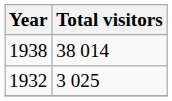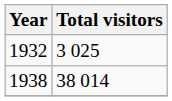rows swapped: (28, 80) <-> (28, 50)
